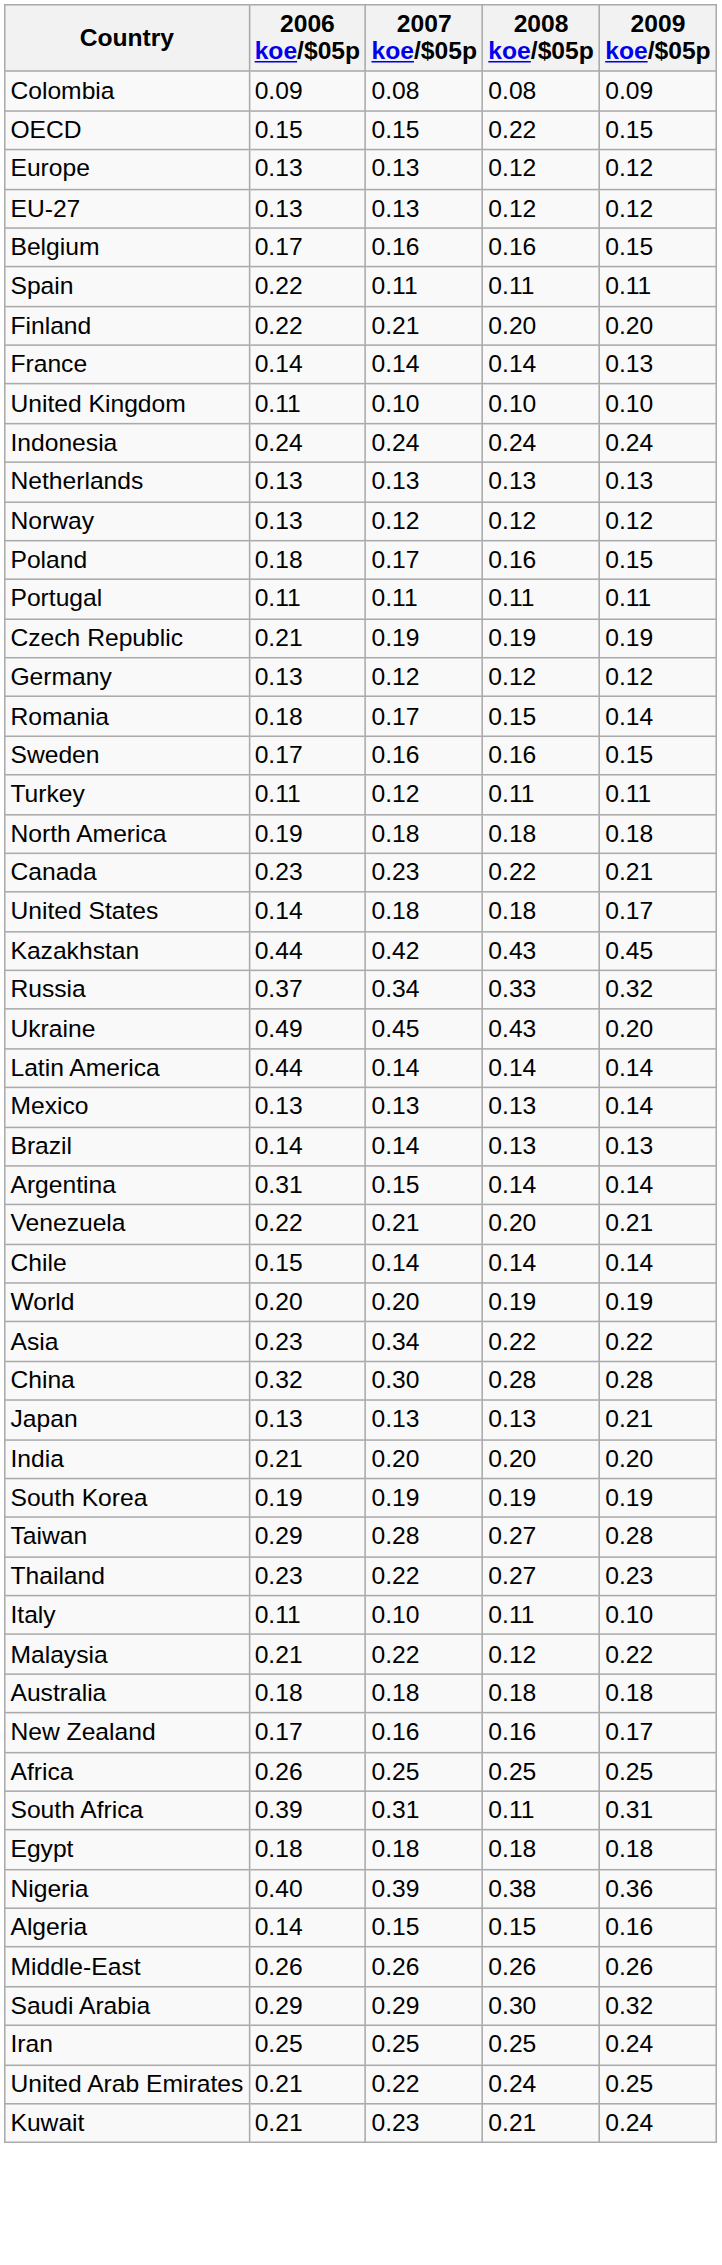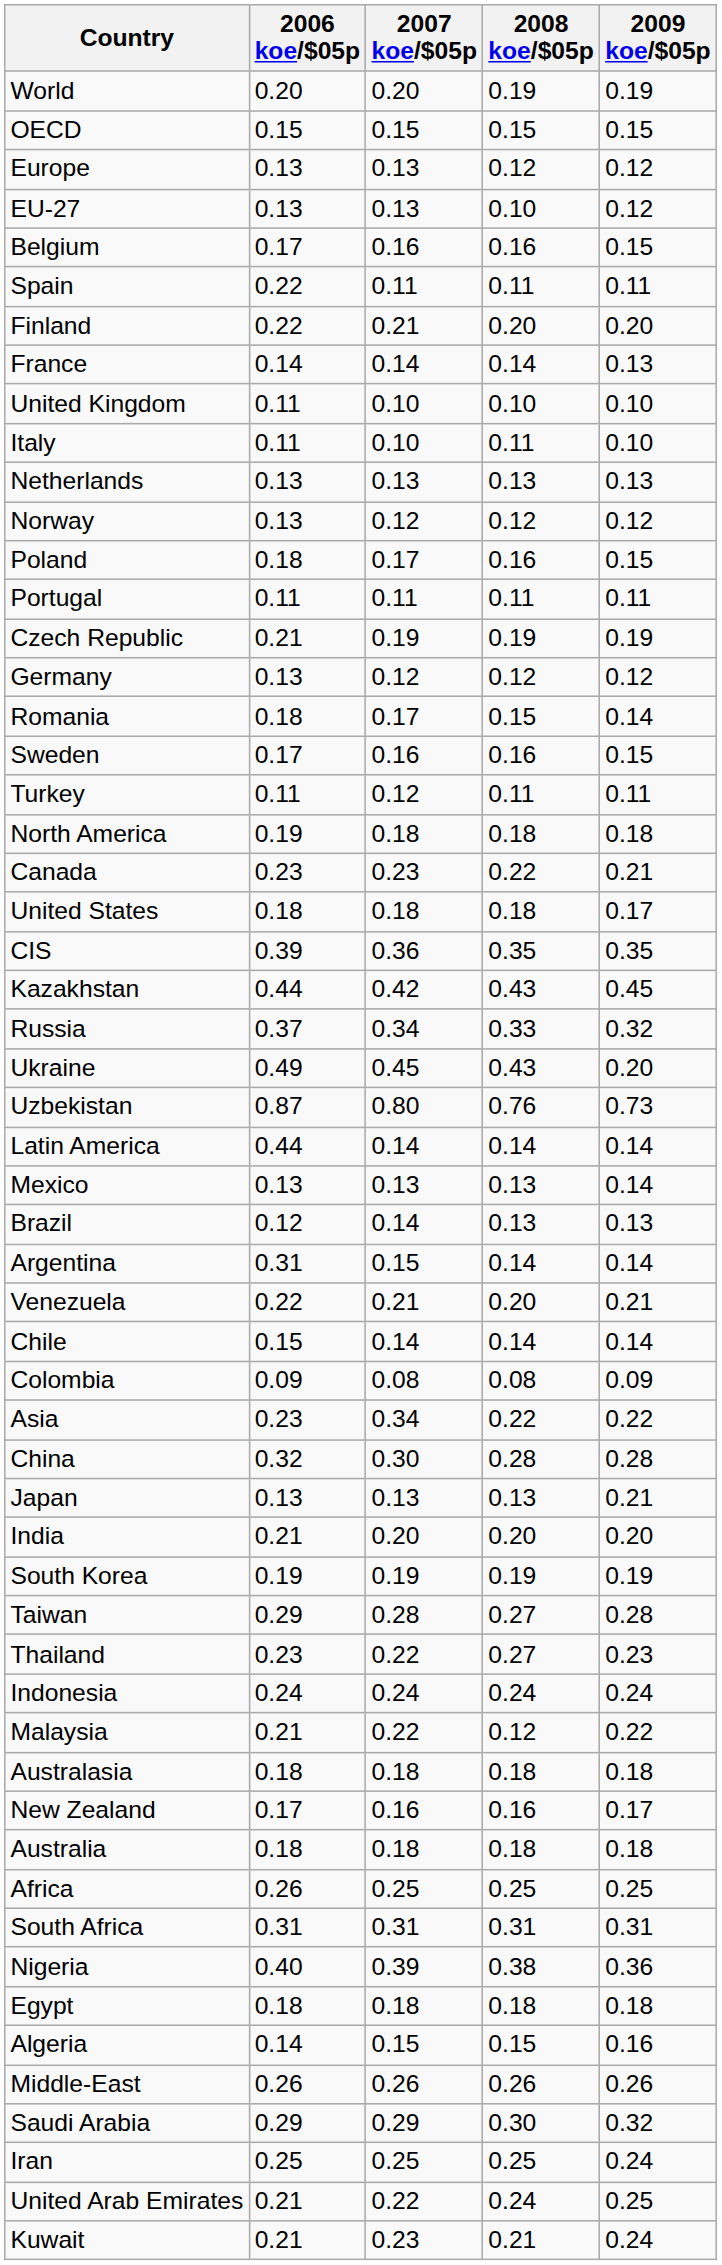rows swapped: (42, 1302) <-> (62, 90)
(512, 129) 0.22 -> (512, 129) 0.15
(512, 208) 0.12 -> (512, 208) 0.10
rows swapped: (33, 1614) <-> (64, 442)
(279, 911) 0.14 -> (279, 911) 0.18
+ row: (31, 950)
+ row: (71, 1106)
(279, 1145) 0.14 -> (279, 1224) 0.12
+ row: (71, 1771)
rows swapped: (58, 1693) <-> (83, 1732)
(279, 1810) 0.39 -> (279, 1927) 0.31
(511, 1810) 0.11 -> (512, 1927) 0.31
rows swapped: (49, 1888) <-> (42, 1849)
